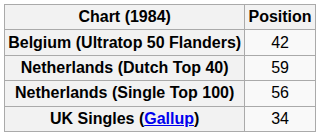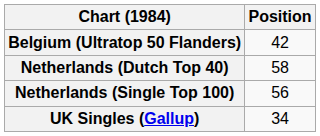(280, 67) 59 -> (280, 67) 58
